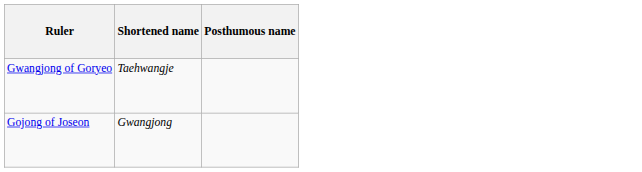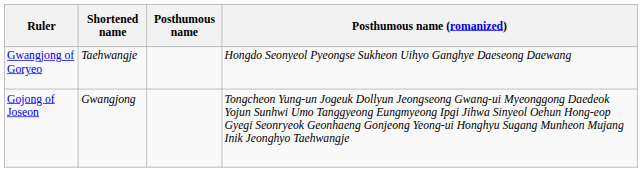+ column: (430, 25)
